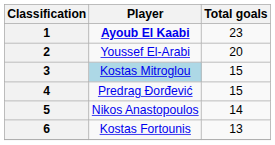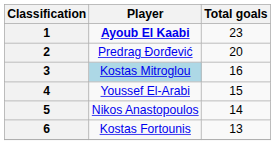(145, 52) Youssef El-Arabi -> (145, 52) Predrag Đorđević
(236, 71) 15 -> (236, 71) 16
(145, 91) Predrag Đorđević -> (145, 91) Youssef El-Arabi
